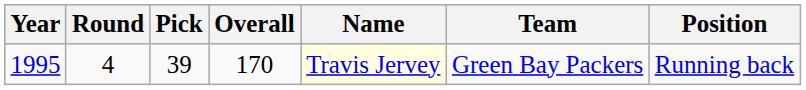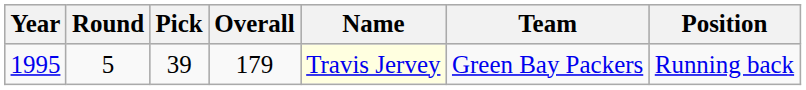(108, 63) 4 -> (108, 63) 5
(254, 63) 170 -> (254, 63) 179
